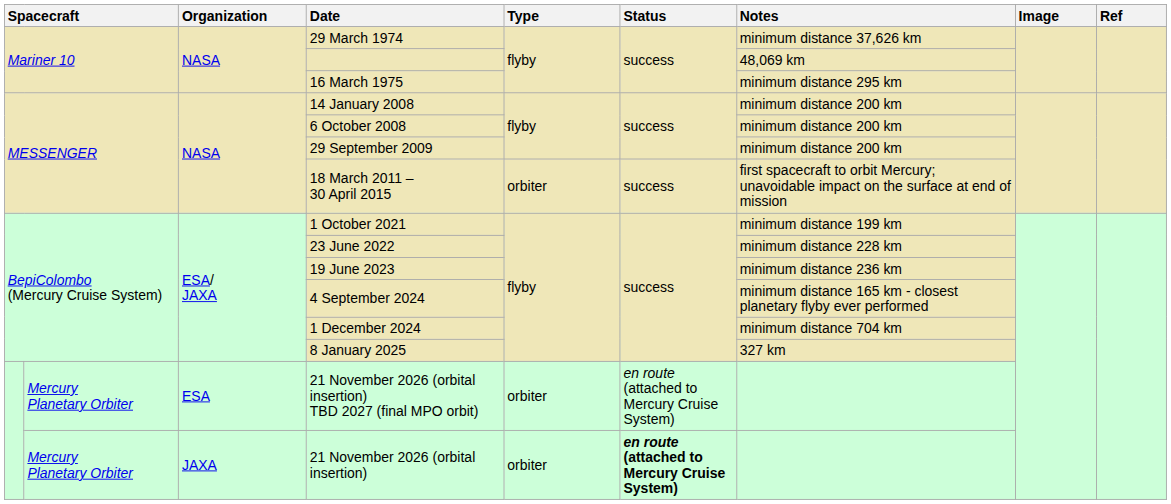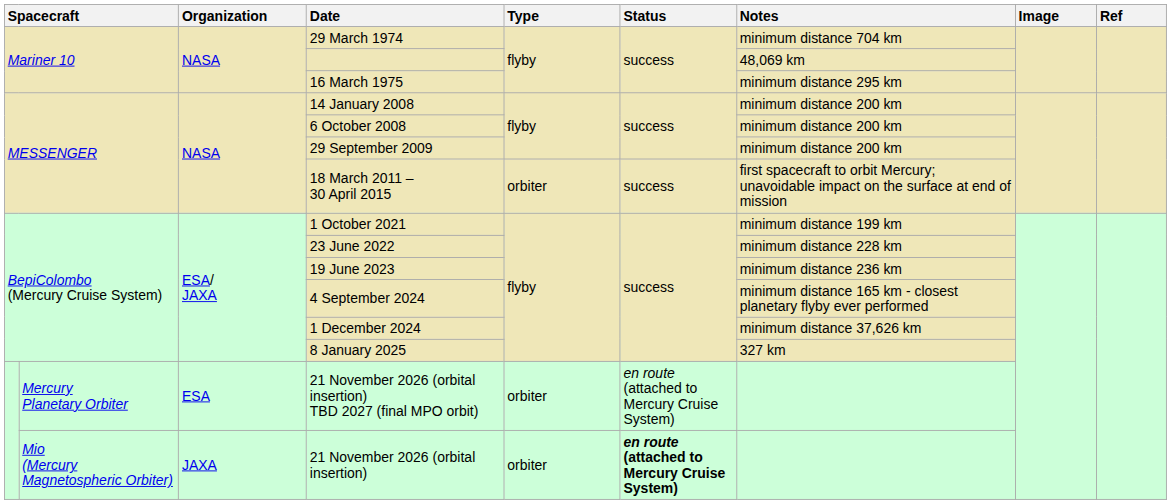(831, 38) minimum distance 37,626 km -> (821, 38) minimum distance 704 km
(821, 328) minimum distance 704 km -> (831, 328) minimum distance 37,626 km
(80, 465) Mercury Planetary Orbiter -> (98, 465) Mio (Mercury Magnetospheric Orbiter)
